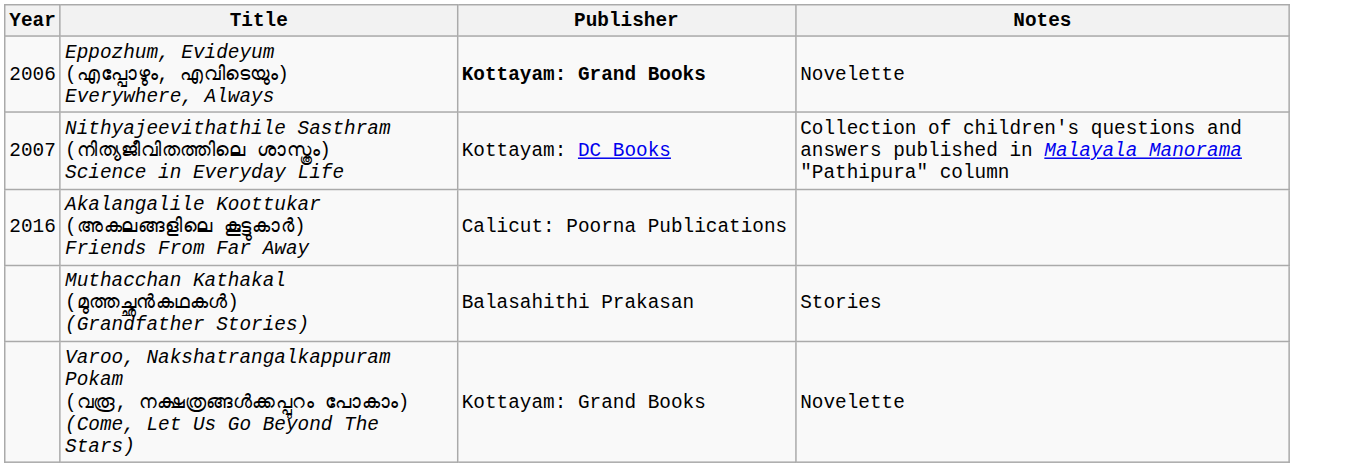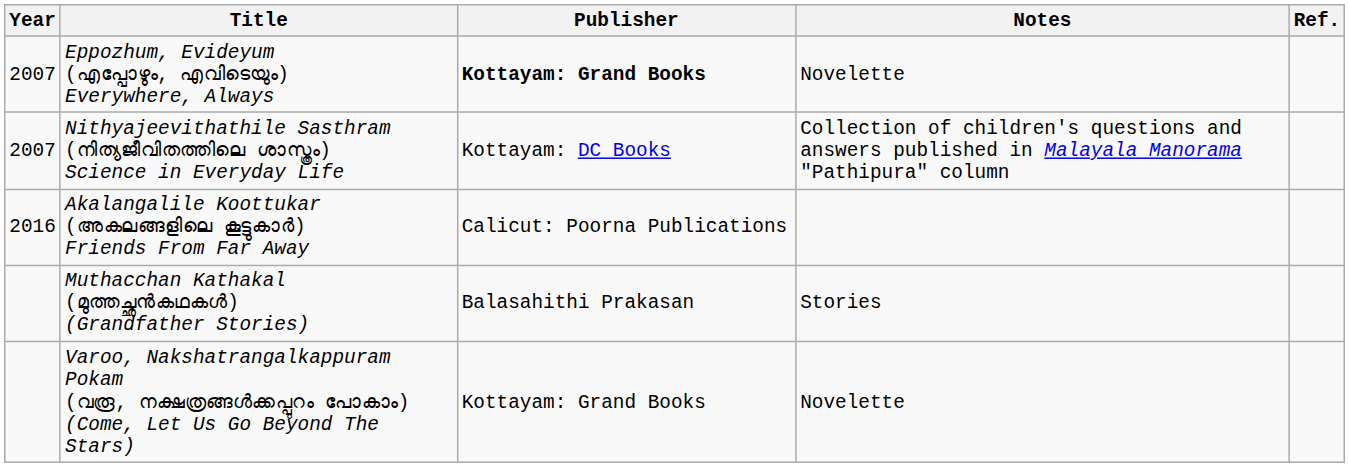+ column: (1317, 21)
(33, 74) 2006 -> (33, 74) 2007
